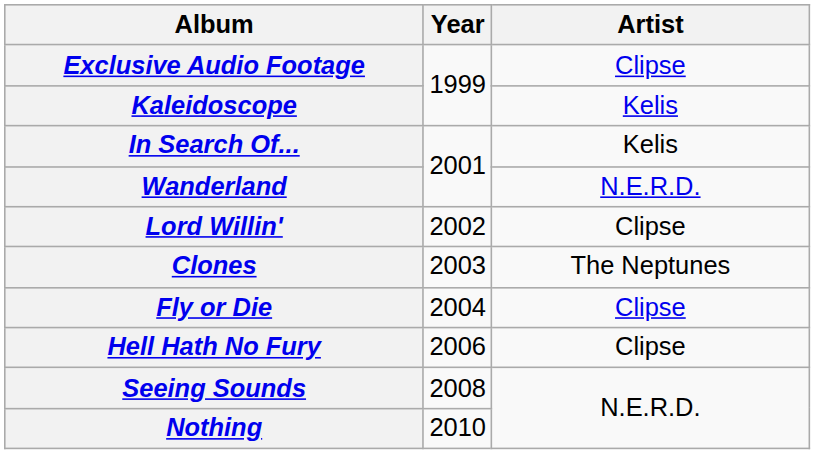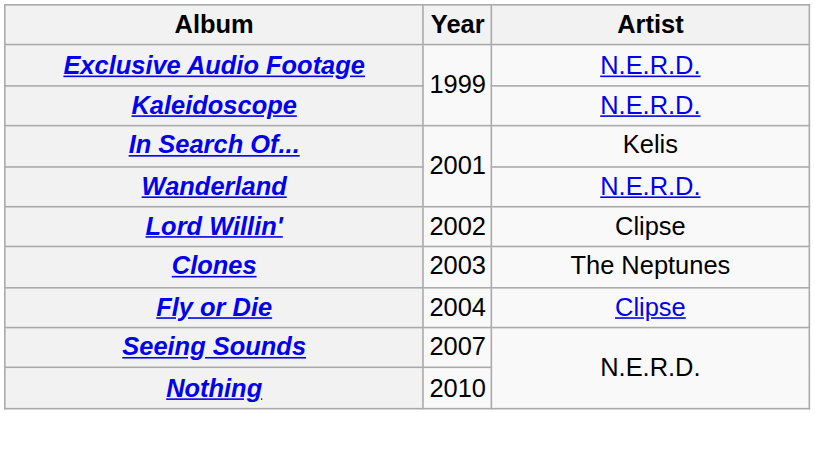(650, 65) Clipse -> (650, 65) N.E.R.D.
(650, 105) Kelis -> (650, 105) N.E.R.D.
- row: (214, 347)
(458, 387) 2008 -> (458, 347) 2007
